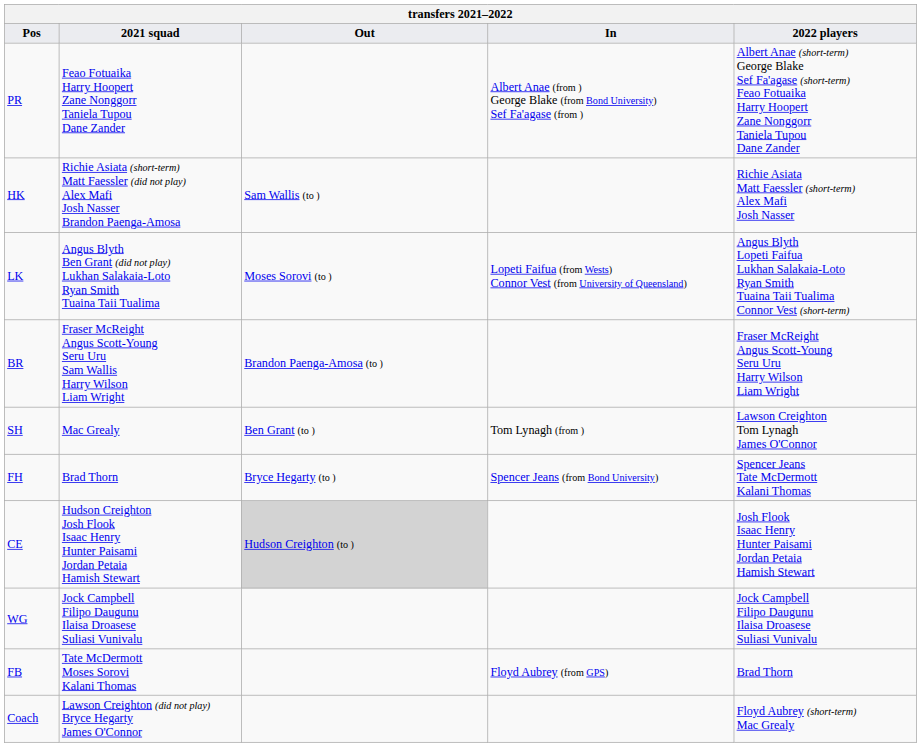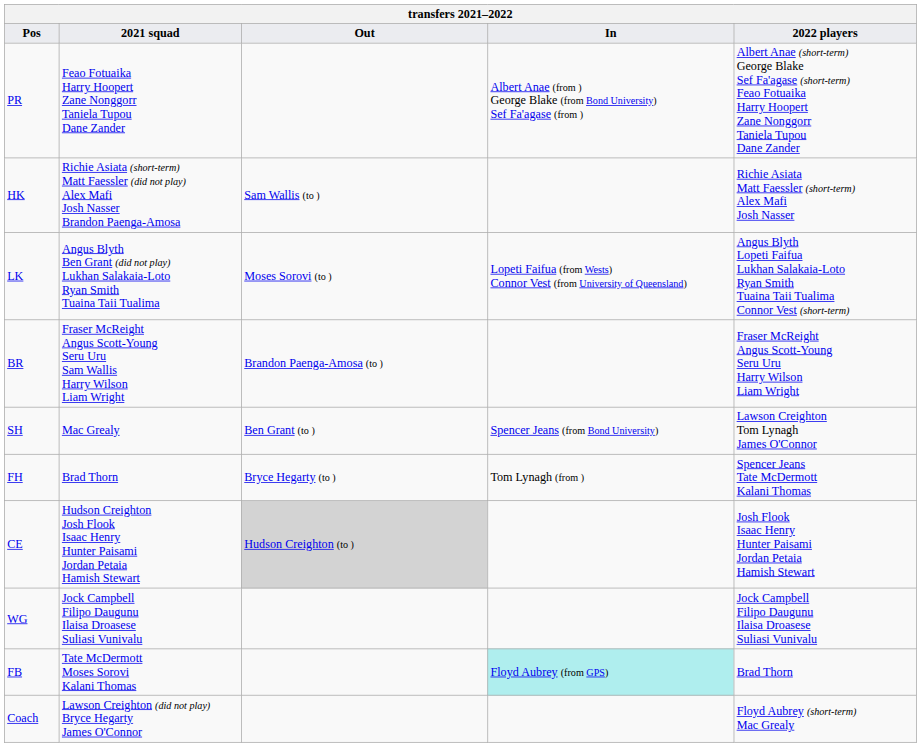(537, 430) Tom Lynagh (from ) -> (574, 430) Spencer Jeans (from Bond University)
(574, 477) Spencer Jeans (from Bond University) -> (537, 477) Tom Lynagh (from )
(549, 672) no background -> (549, 672) paleturquoise background
